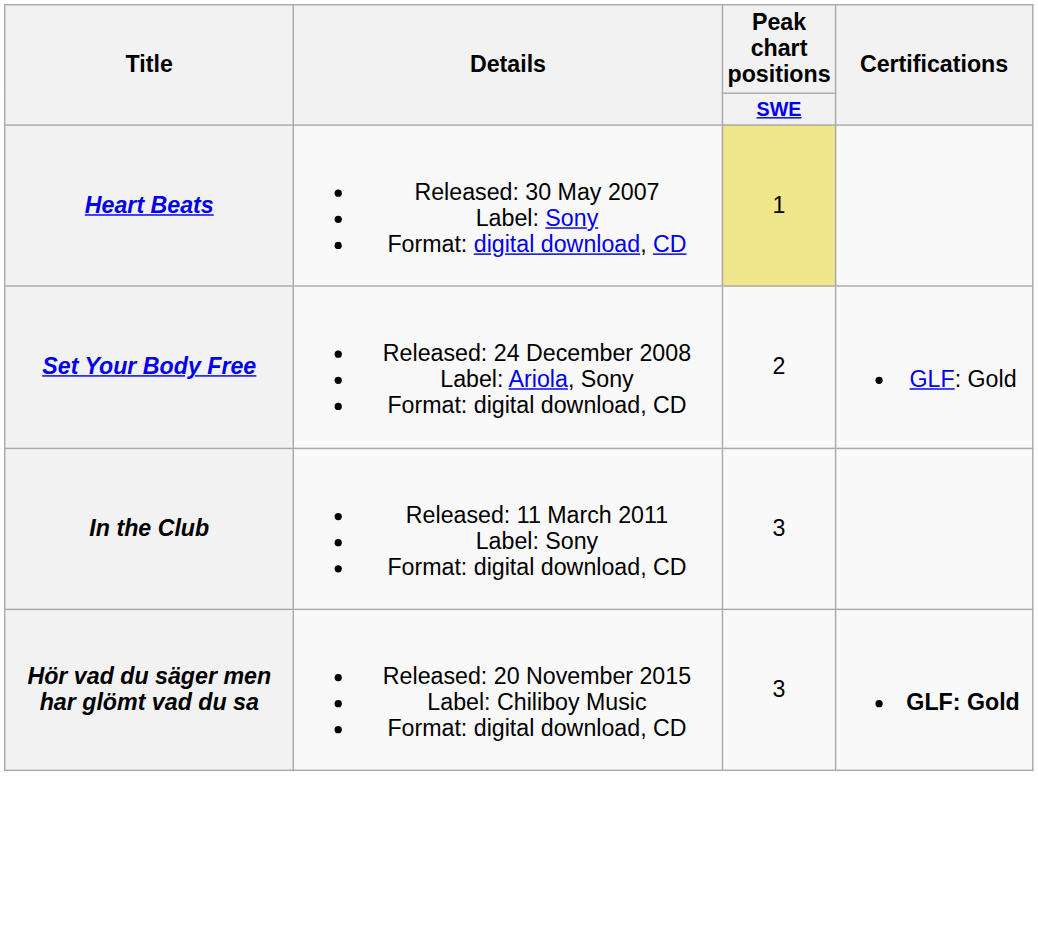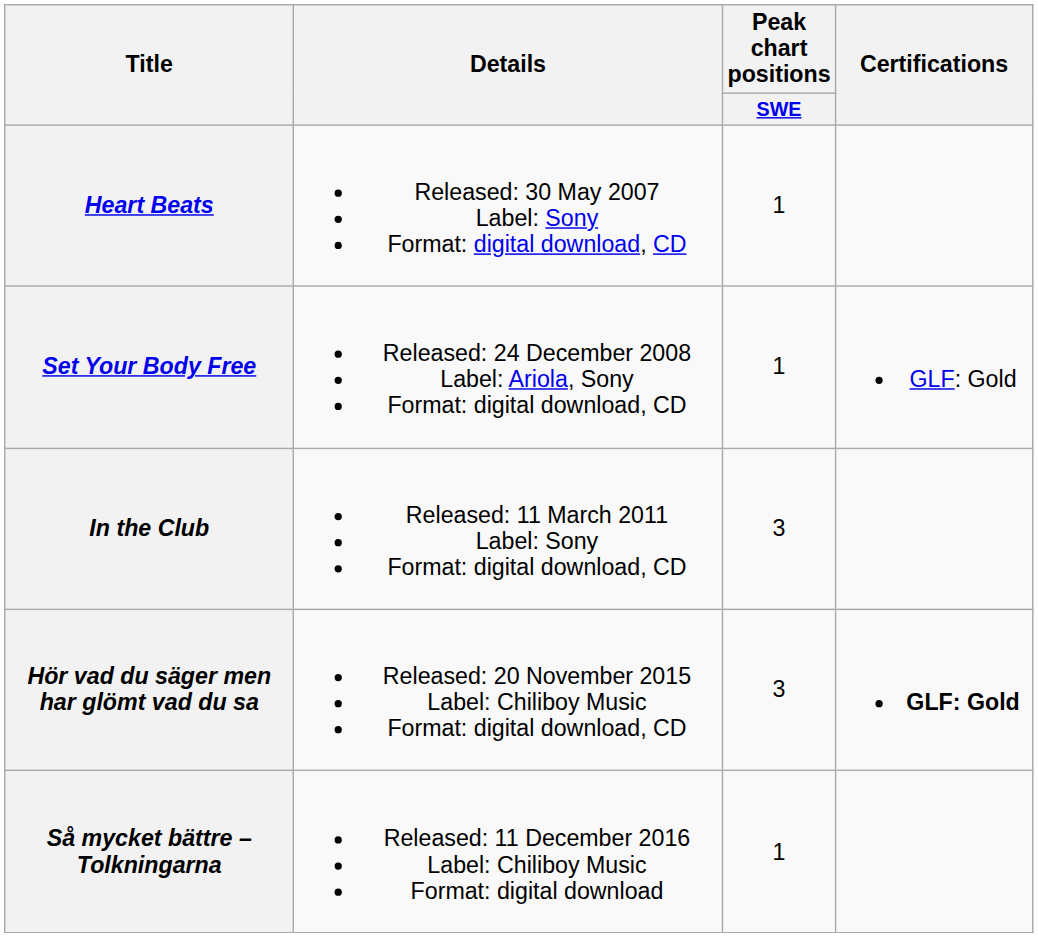(779, 205) khaki background -> (779, 205) no background
(779, 366) 2 -> (779, 366) 1
+ row: (149, 851)
